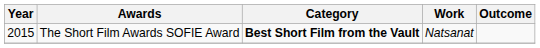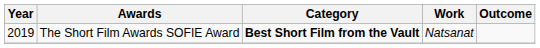(21, 33) 2015 -> (21, 33) 2019
